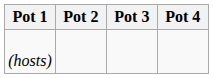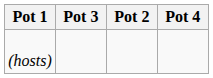columns swapped: (81, 17) <-> (132, 17)
